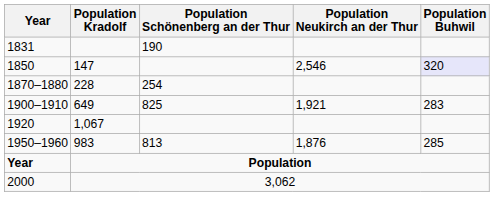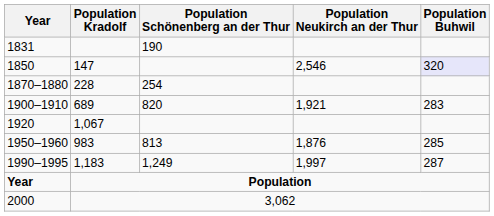(84, 104) 649 -> (84, 104) 689
(152, 104) 825 -> (152, 104) 820
+ row: (38, 162)
